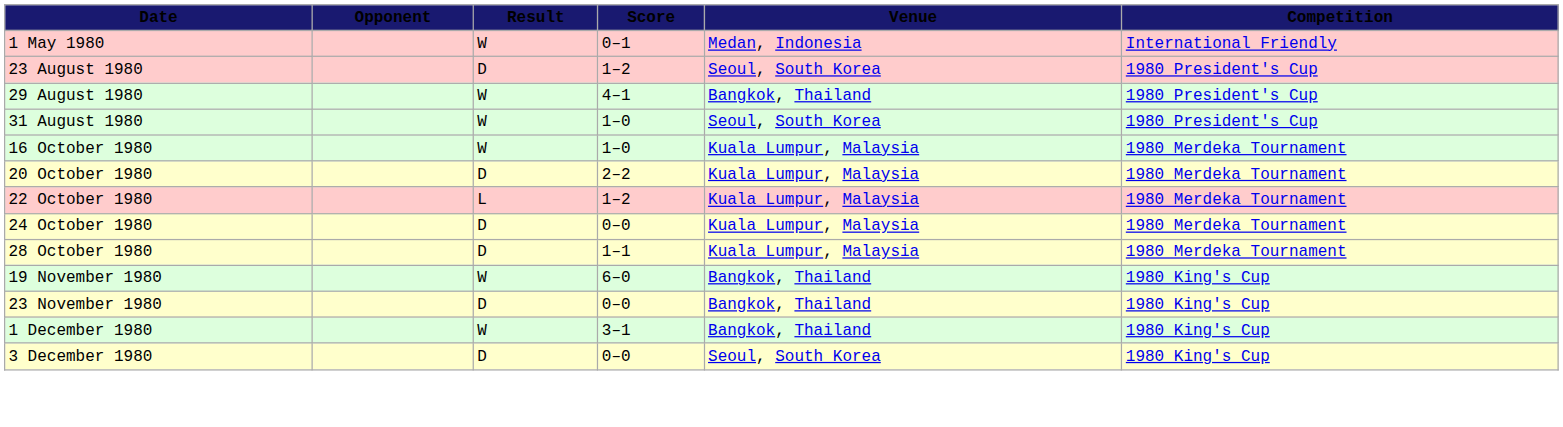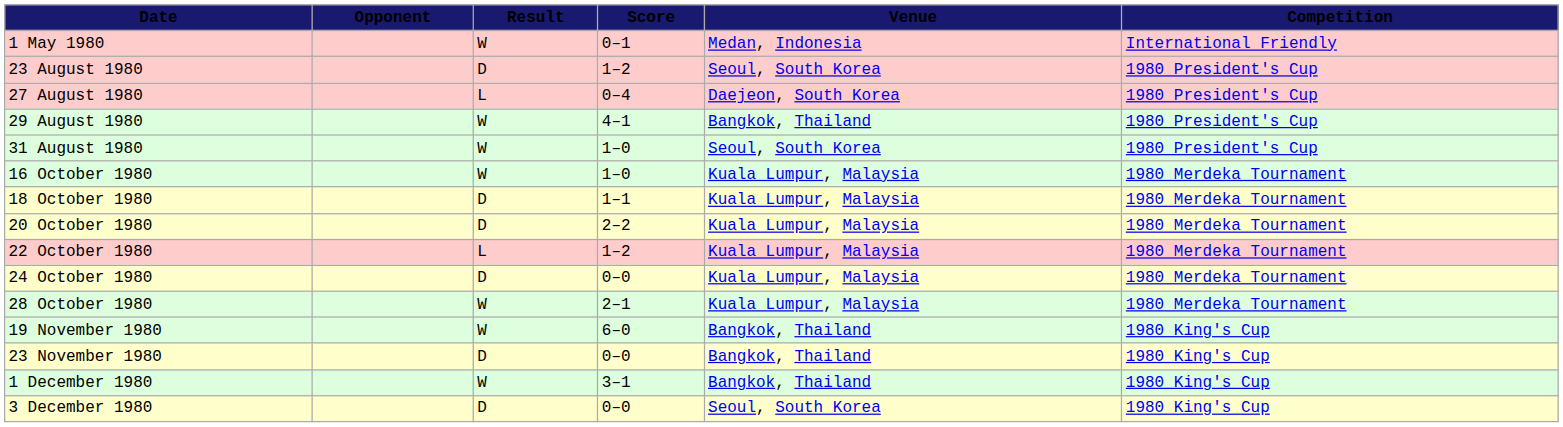+ row: (76, 96)
+ row: (80, 200)
- row: (80, 252)
+ row: (80, 304)
